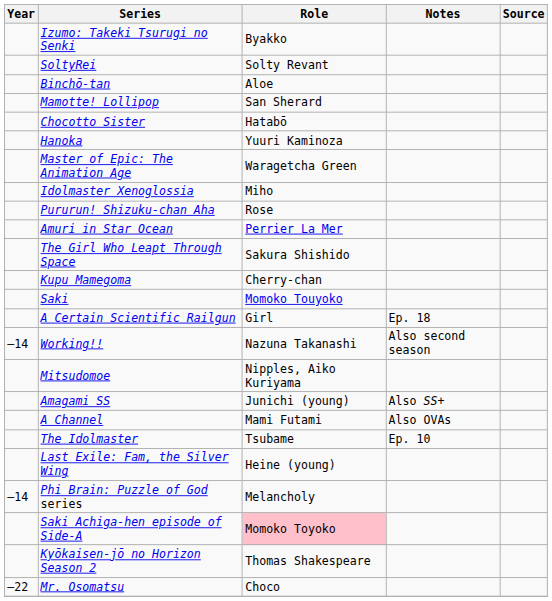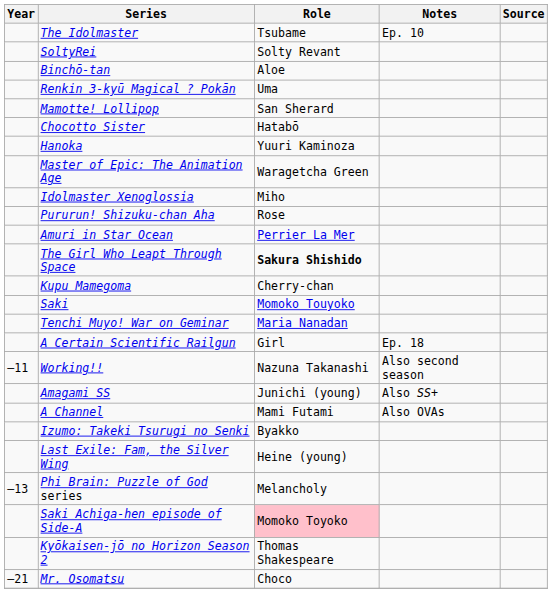rows swapped: (124, 39) <-> (89, 439)
+ row: (138, 89)
(297, 255) normal -> (309, 260) bold
+ row: (135, 323)
(18, 343) –14 -> (18, 368) –11
- row: (75, 376)
(18, 497) –14 -> (18, 489) –13
(18, 587) –22 -> (18, 579) –21
